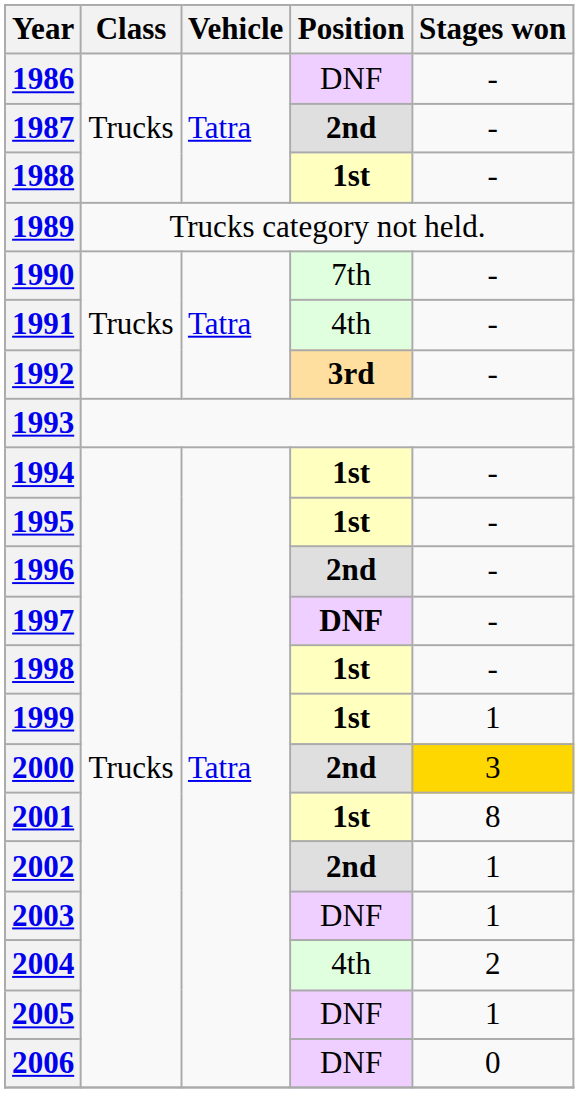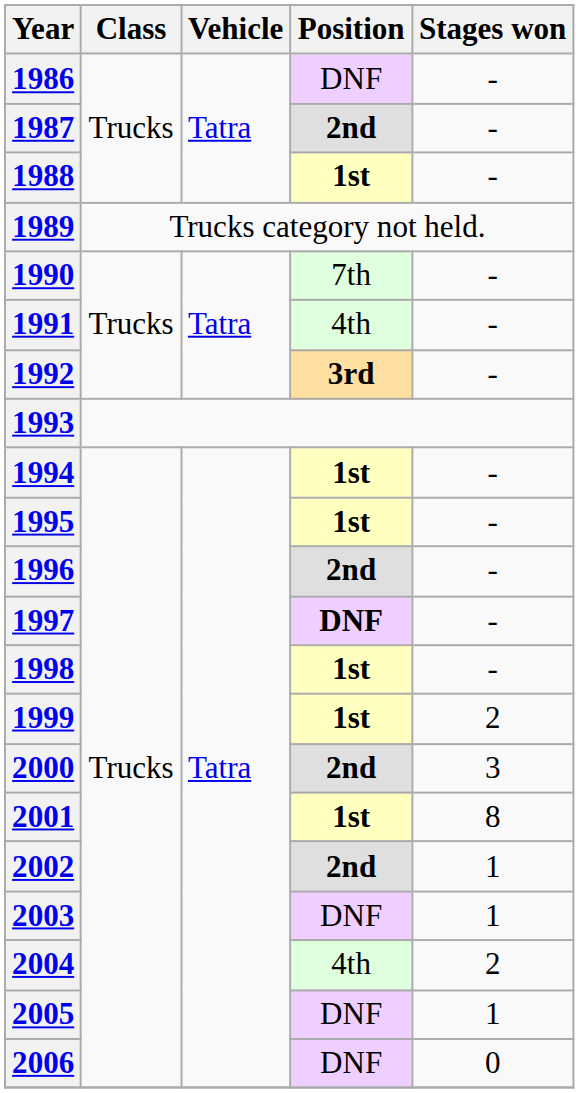(493, 718) 1 -> (493, 718) 2
(493, 767) gold background -> (493, 767) no background
